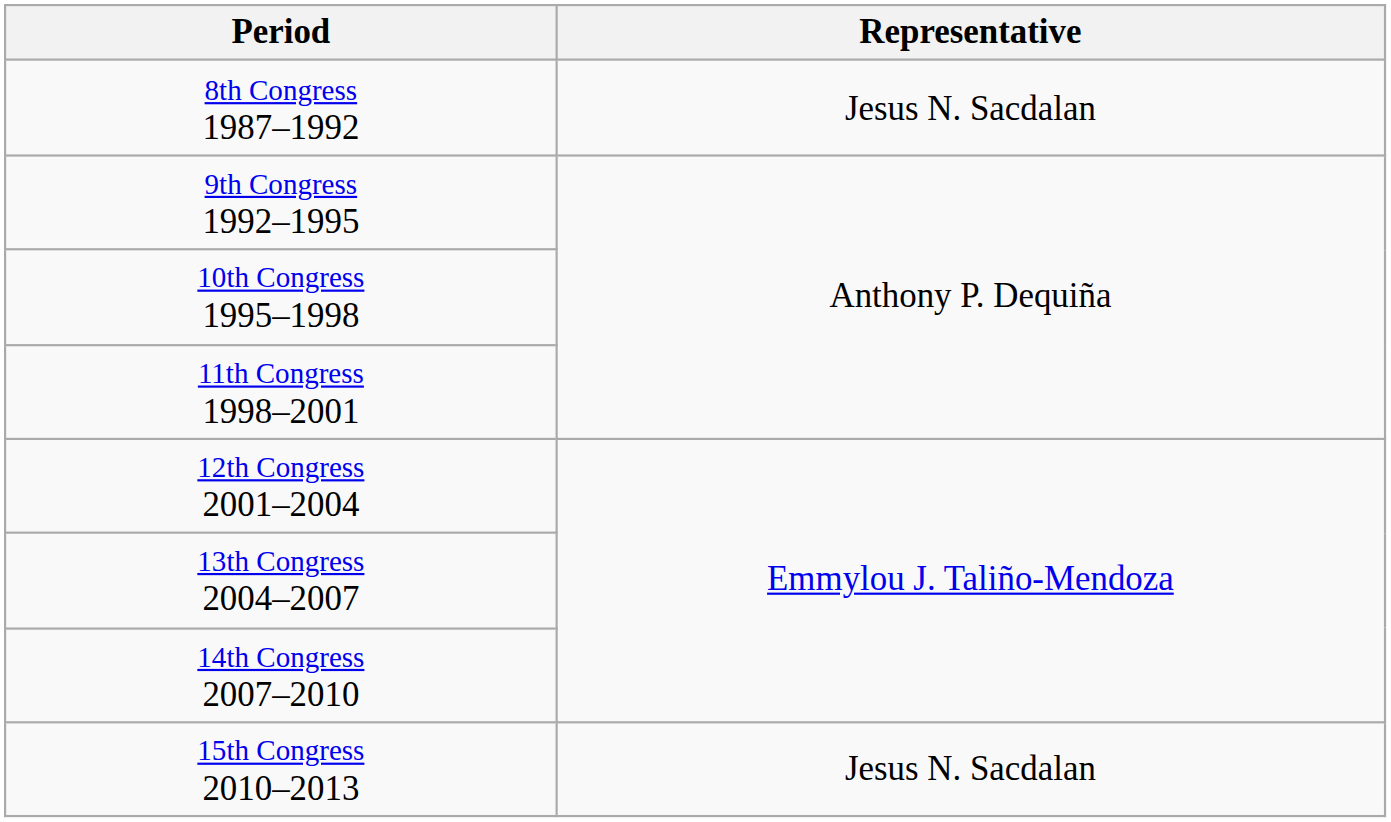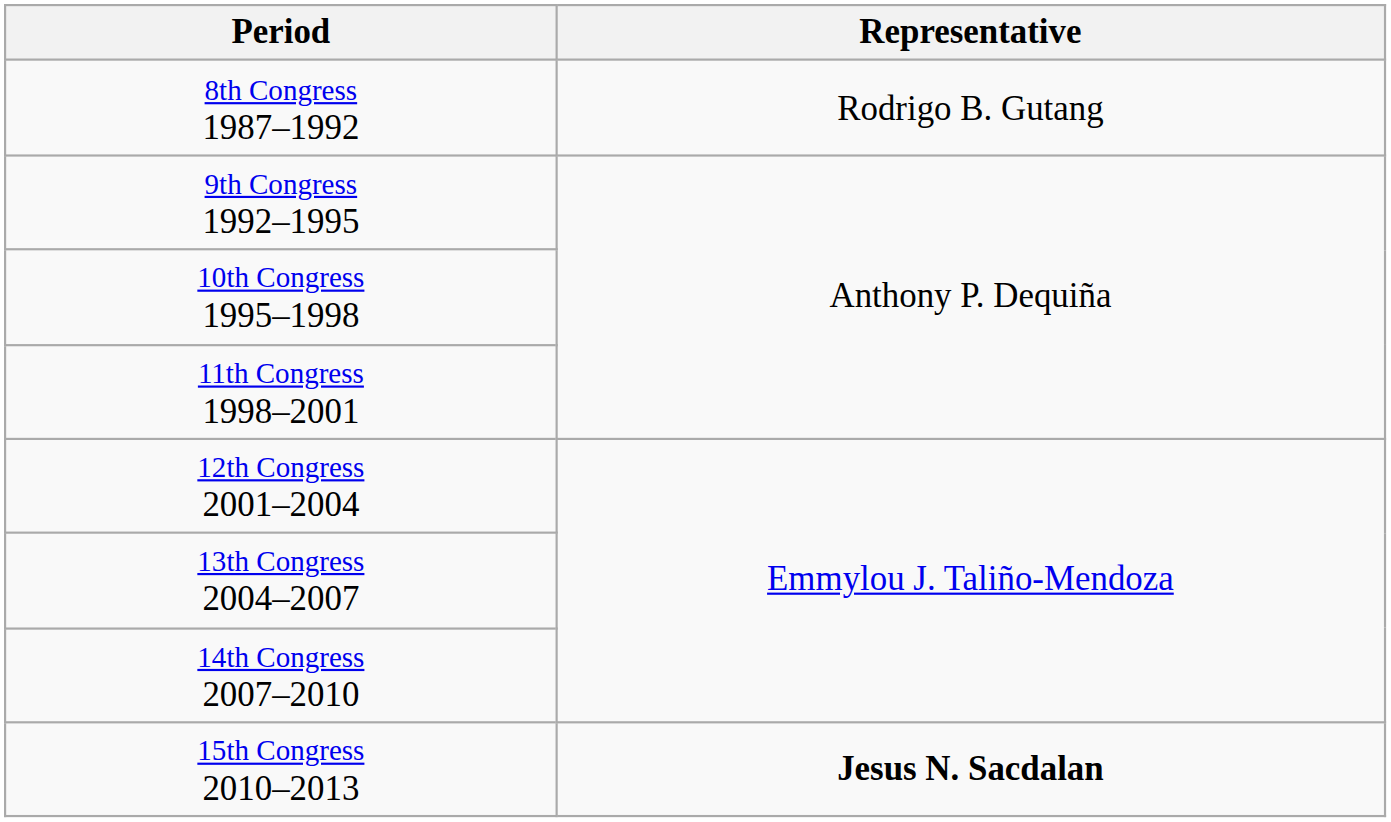(970, 107) Jesus N. Sacdalan -> (970, 107) Rodrigo B. Gutang
(970, 768) normal -> (970, 768) bold
